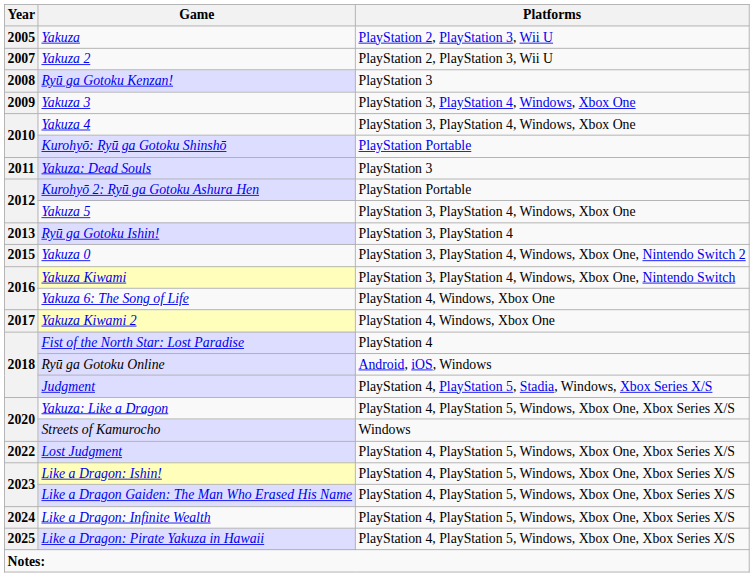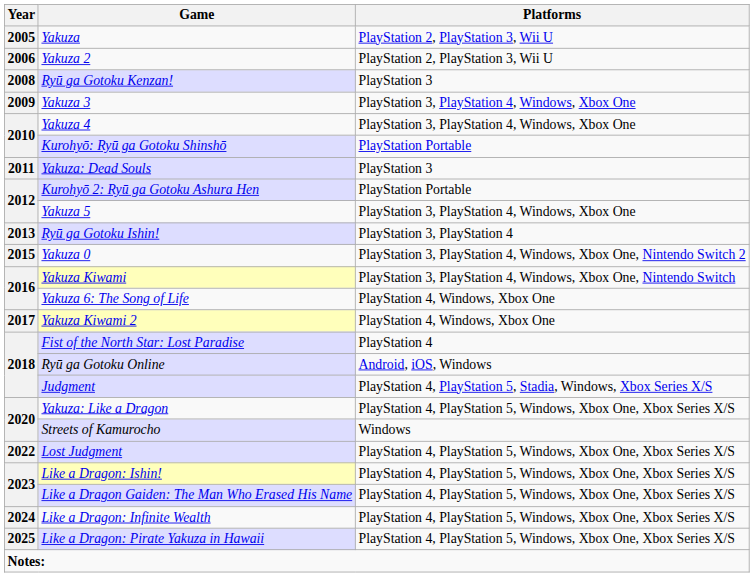(21, 59) 2007 -> (21, 59) 2006
